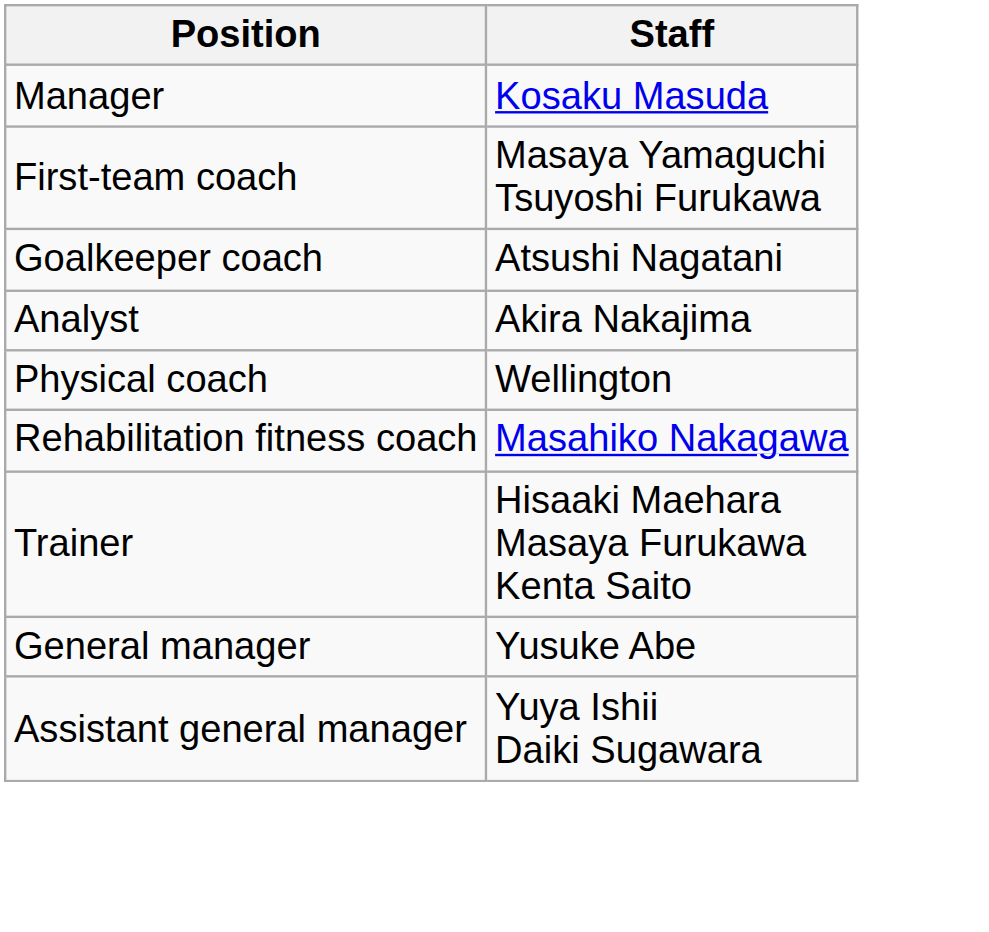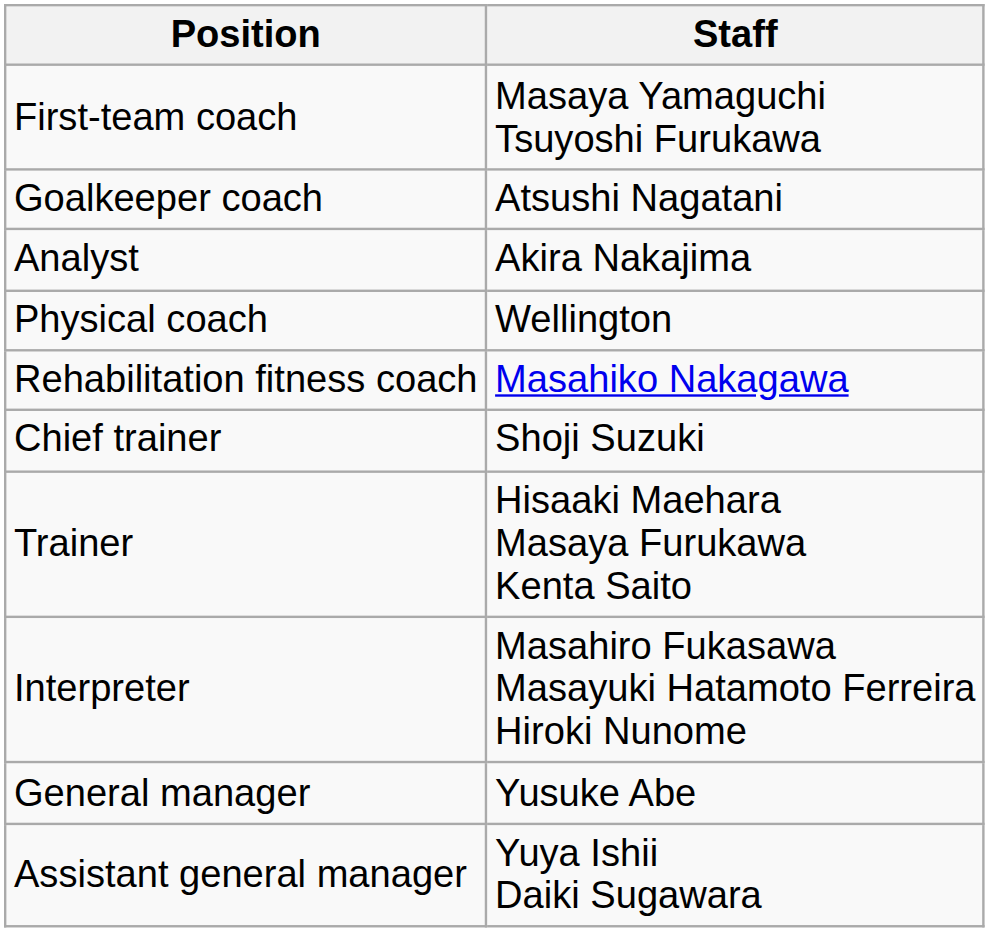- row: (89, 95)
+ row: (118, 439)
+ row: (102, 689)
